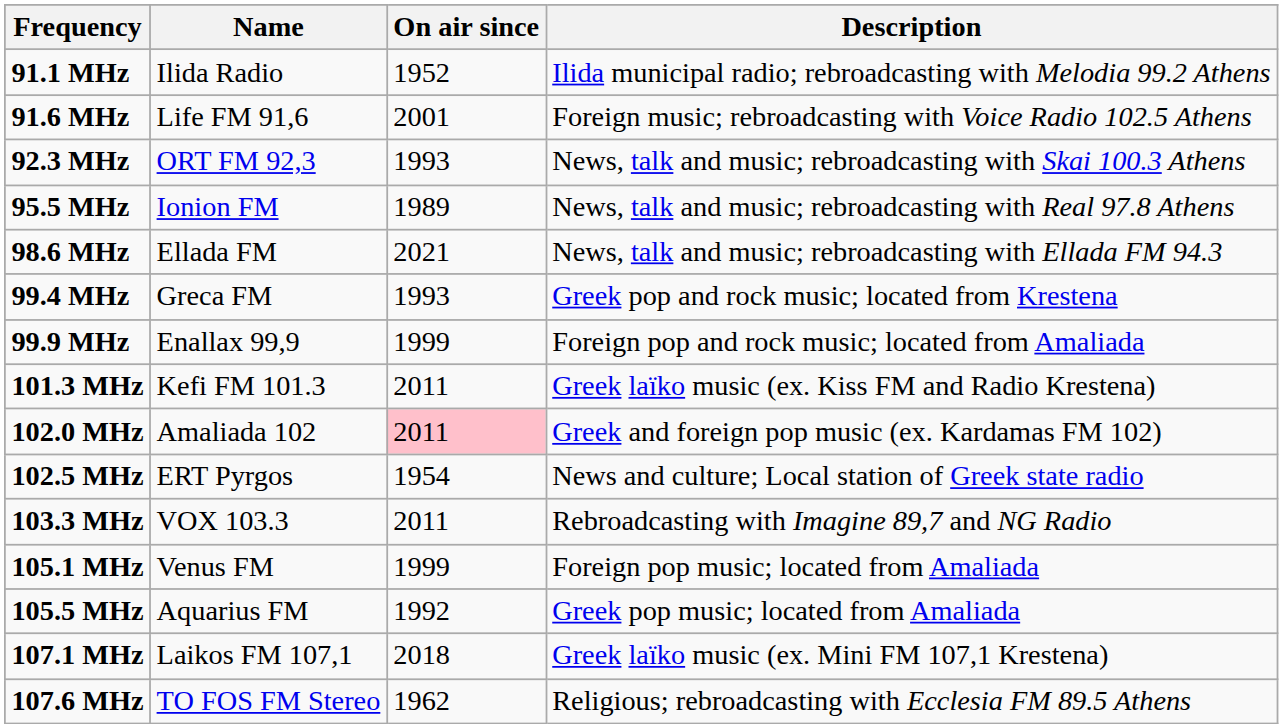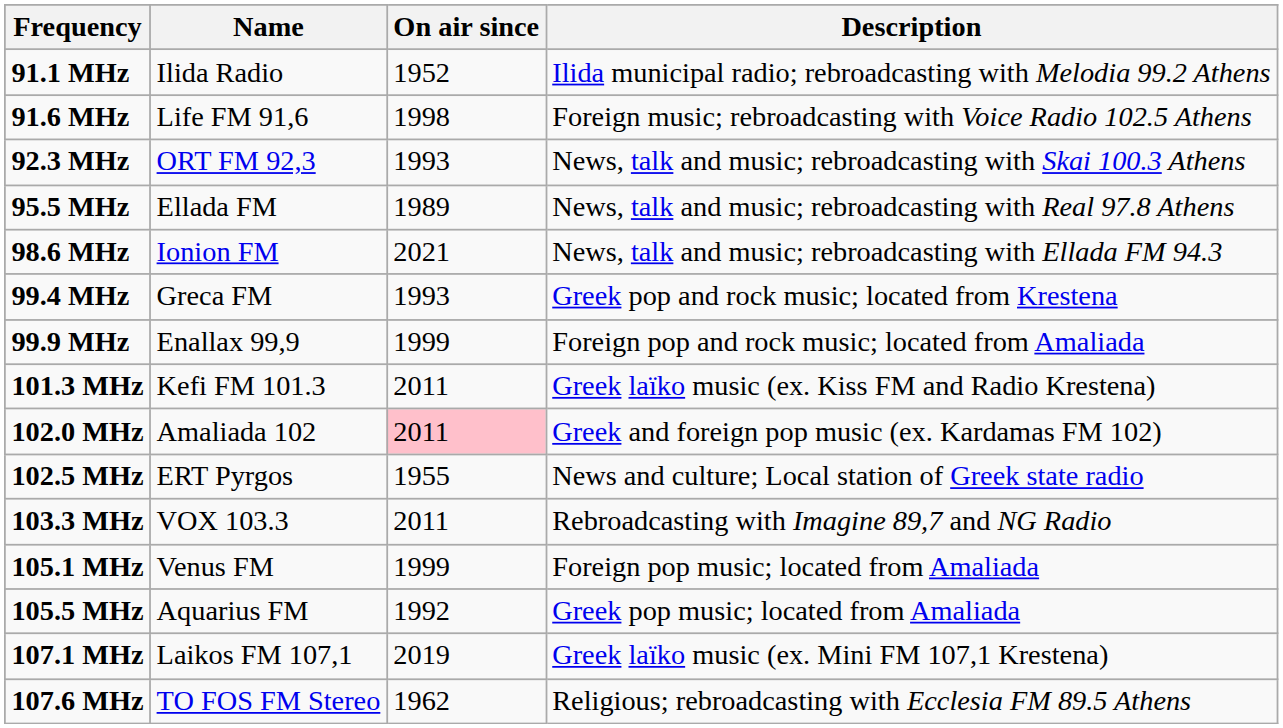(422, 116) 2001 -> (422, 116) 1998
(218, 206) Ionion FM -> (217, 206) Ellada FM
(217, 251) Ellada FM -> (218, 251) Ionion FM
(422, 476) 1954 -> (422, 476) 1955
(422, 655) 2018 -> (422, 655) 2019
